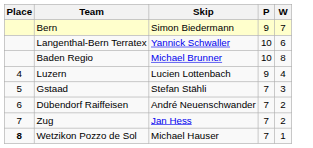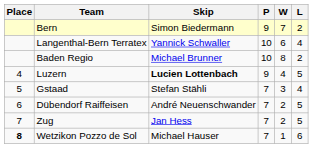+ column: (300, 12)
(191, 74) normal -> (194, 74) bold
